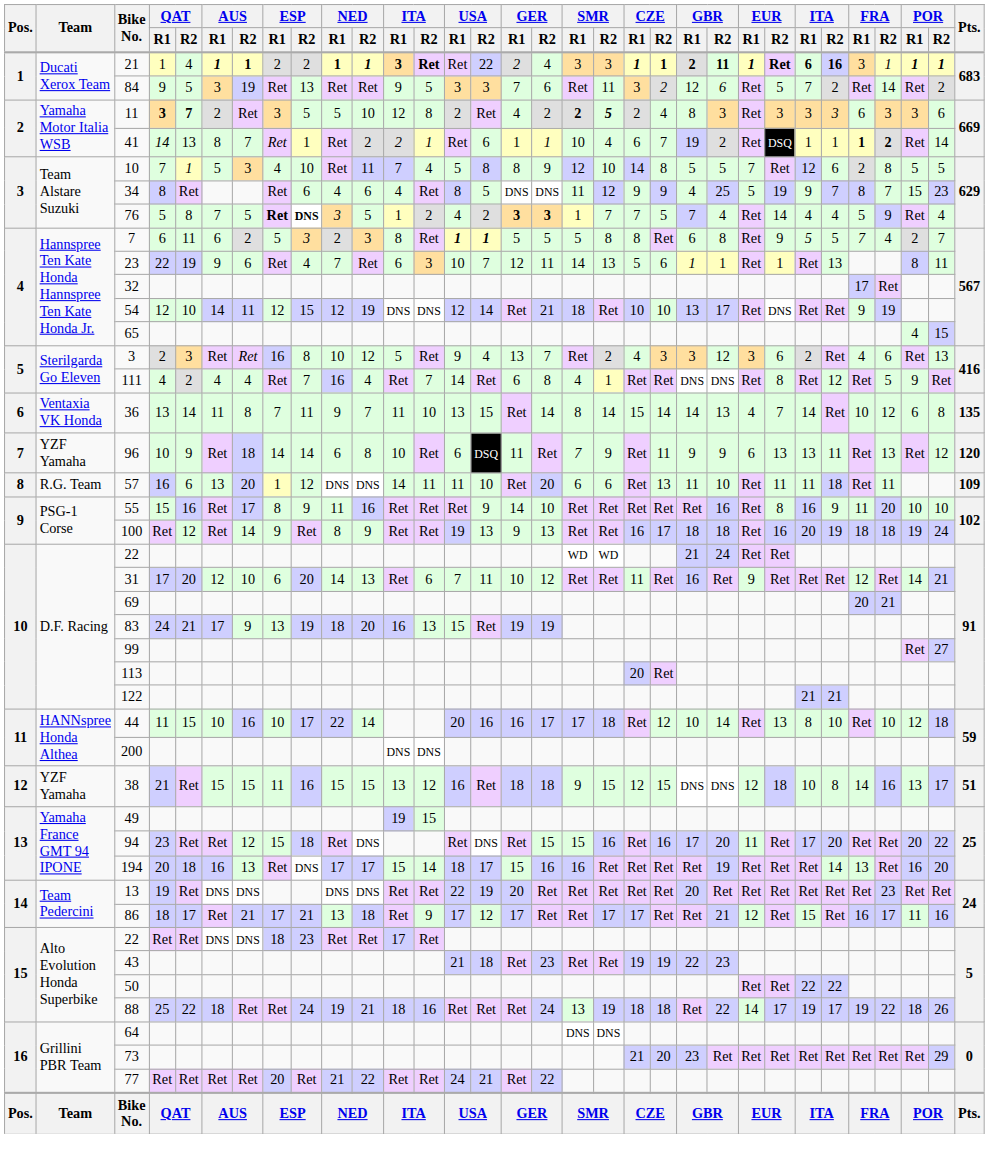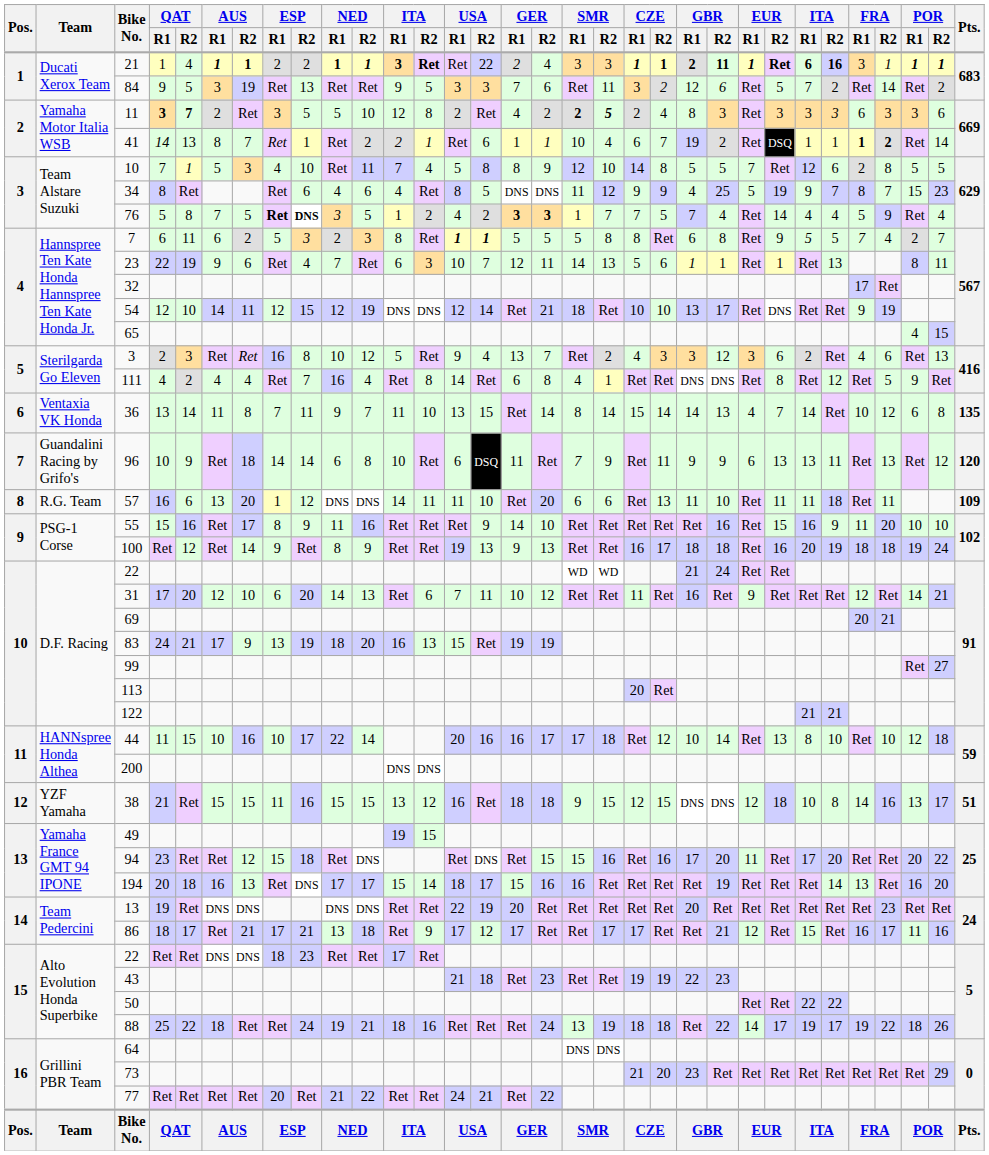(429, 380) 7 -> (429, 380) 8
(63, 452) YZF Yamaha -> (71, 461) Guandalini Racing by Grifo's
(780, 508) 8 -> (780, 524) 15
